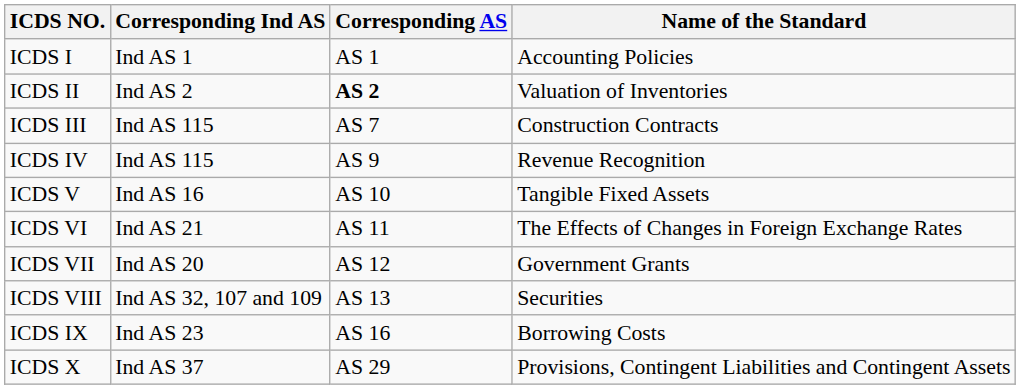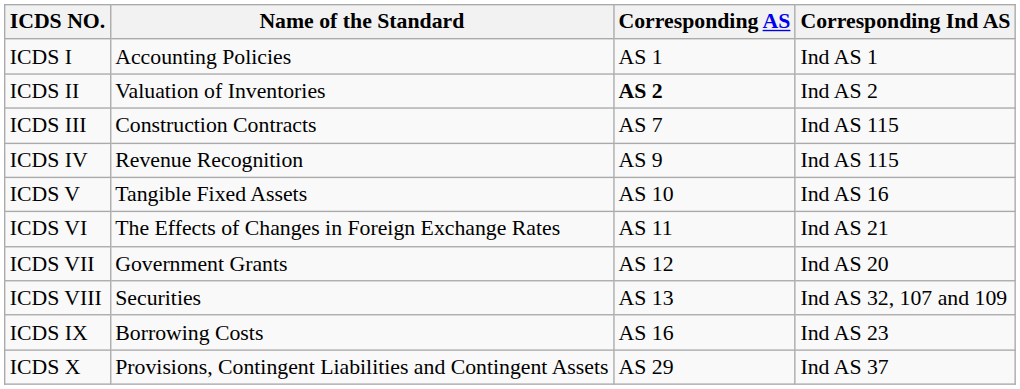columns swapped: (764, 21) <-> (220, 21)
